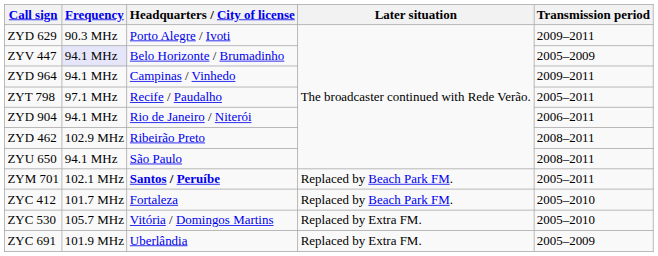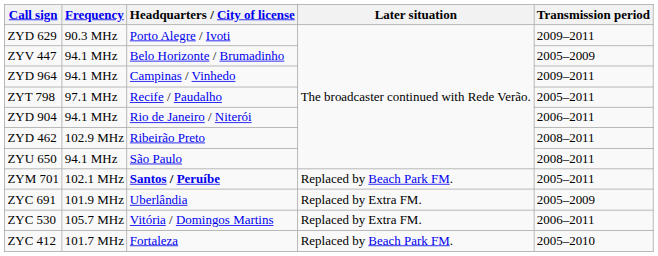(91, 55) lavender background -> (91, 55) no background
rows swapped: (32, 199) <-> (32, 240)
(566, 220) 2005–2010 -> (566, 220) 2006–2011
